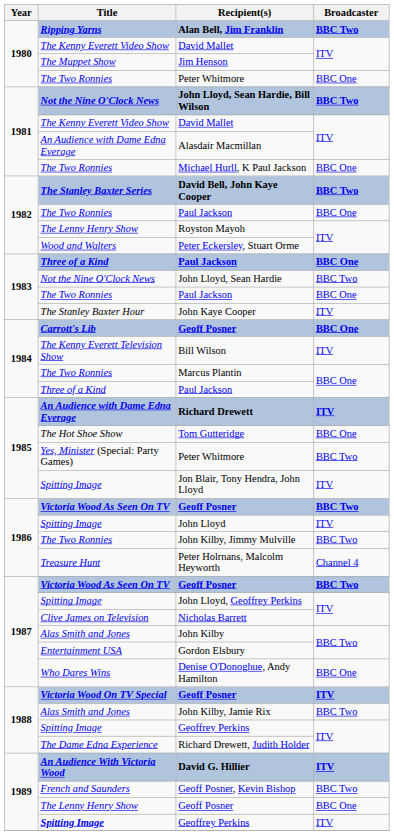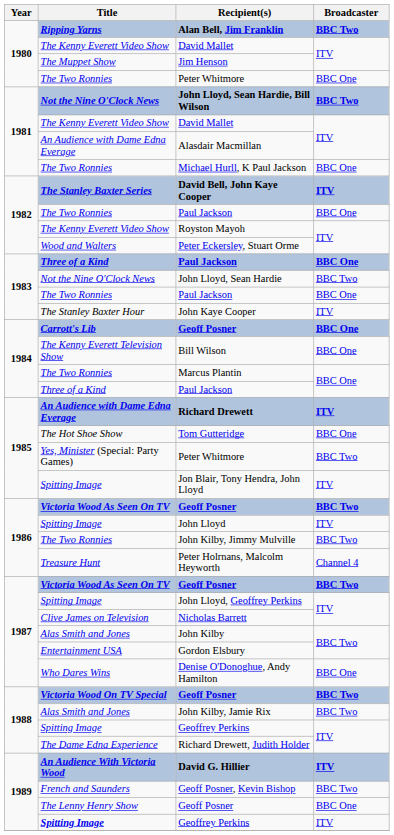(337, 190) BBC Two -> (325, 190) ITV
(89, 229) The Lenny Henry Show -> (105, 229) The Kenny Everett Video Show
(325, 350) ITV -> (336, 350) BBC One
(325, 695) ITV -> (337, 695) BBC Two
